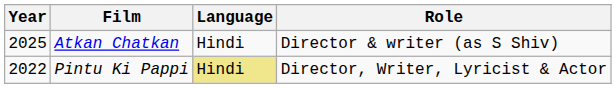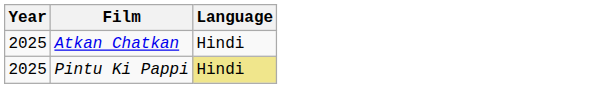- column: (444, 18)
(28, 70) 2022 -> (28, 70) 2025
